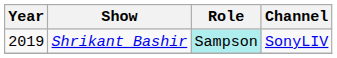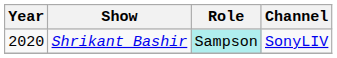(26, 41) 2019 -> (26, 41) 2020
